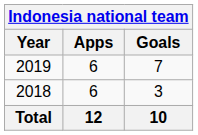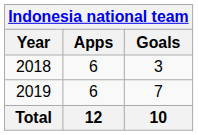rows swapped: (34, 92) <-> (34, 67)
